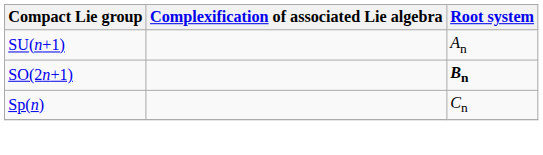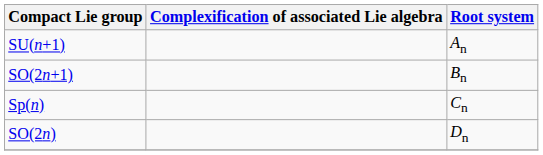(459, 74) bold -> (458, 74) normal
+ row: (32, 134)
